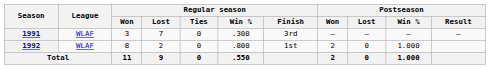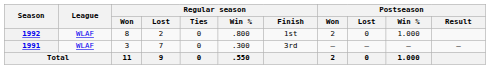rows swapped: (31, 35) <-> (31, 47)
